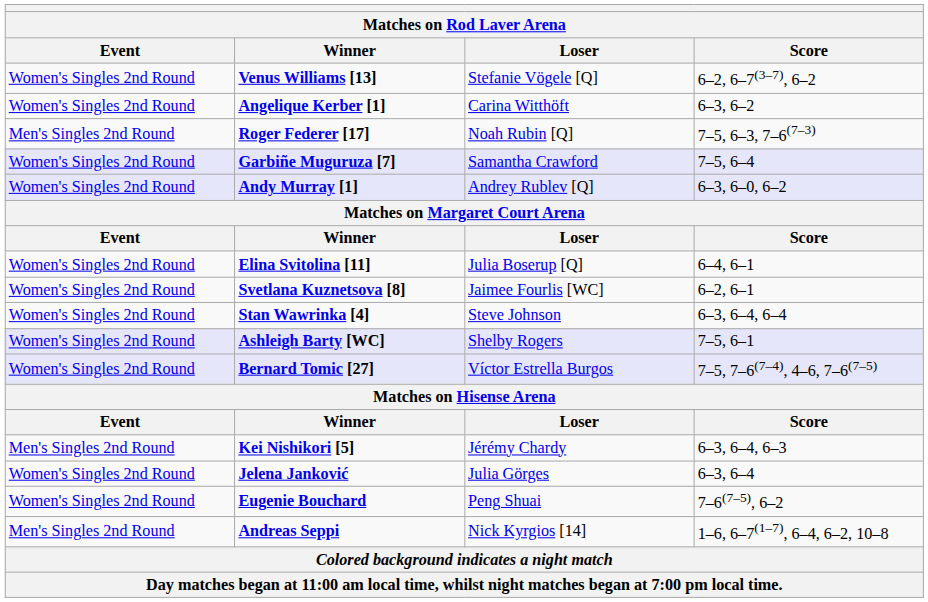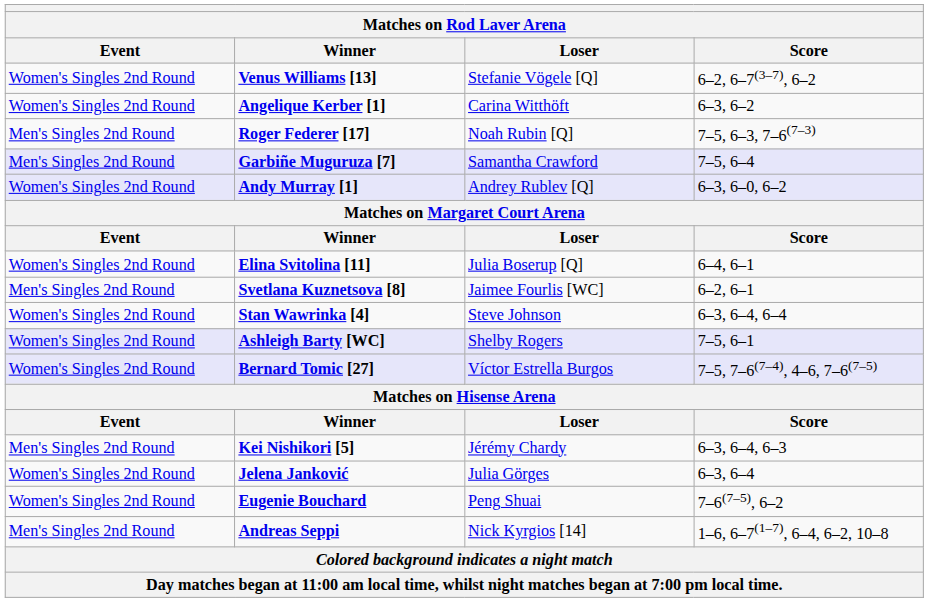(102, 161) Women's Singles 2nd Round -> (92, 161) Men's Singles 2nd Round
(102, 289) Women's Singles 2nd Round -> (92, 289) Men's Singles 2nd Round
